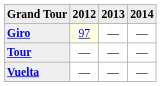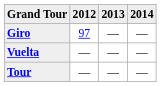(84, 33) lightyellow background -> (84, 33) no background
rows swapped: (19, 52) <-> (23, 71)
